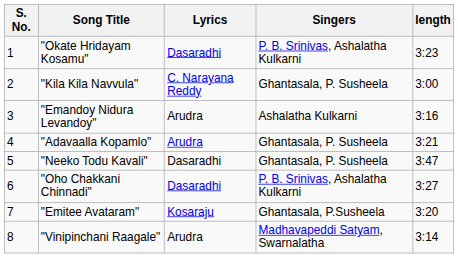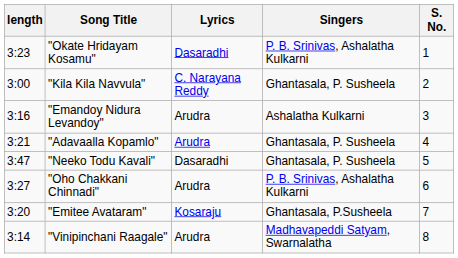columns swapped: (21, 20) <-> (433, 20)
(194, 186) Dasaradhi -> (192, 186) Arudra
